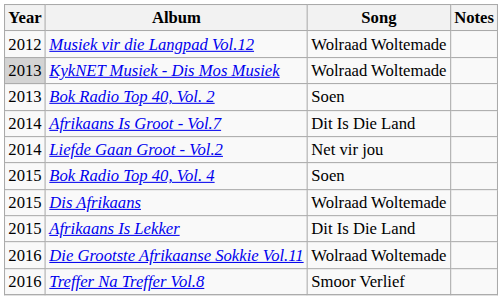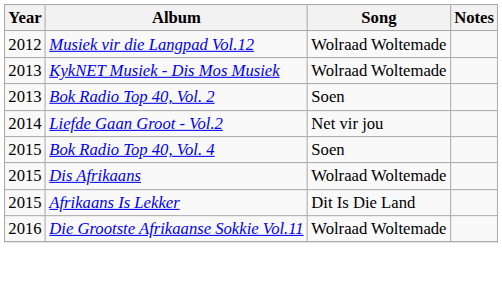(25, 70) lightgrey background -> (25, 70) no background
- row: (135, 123)
- row: (127, 281)
